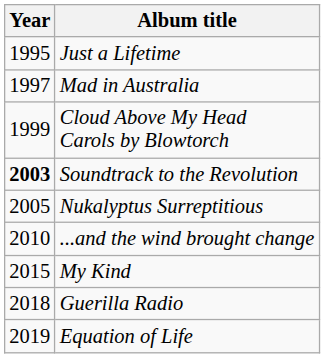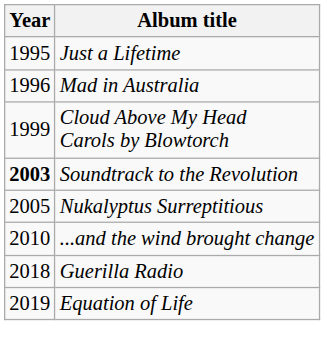(30, 85) 1997 -> (30, 85) 1996
- row: (95, 271)
